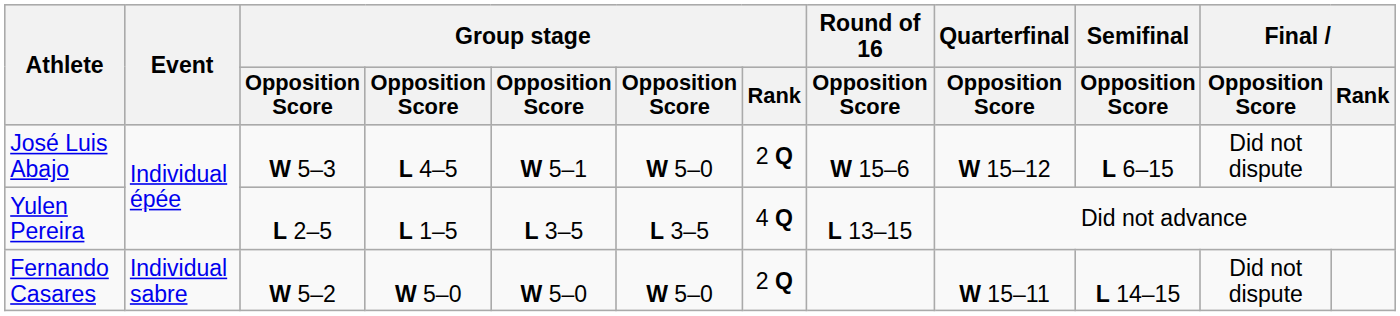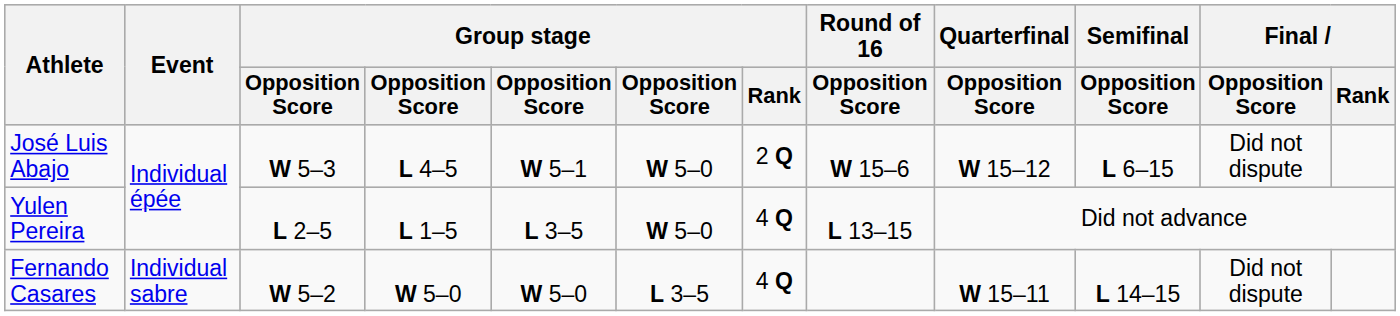(680, 231) L 3–5 -> (679, 231) W 5–0
(679, 293) W 5–0 -> (680, 293) L 3–5
(774, 281) 2 Q -> (774, 281) 4 Q
